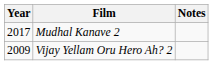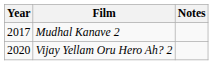(19, 50) 2009 -> (19, 50) 2020
